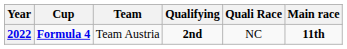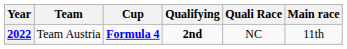columns swapped: (128, 14) <-> (63, 14)
(314, 34) bold -> (314, 34) normal
